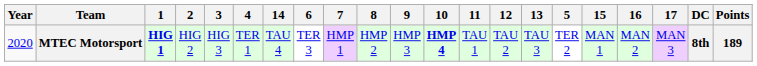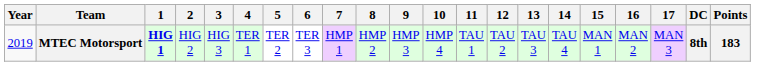columns swapped: (567, 14) <-> (278, 14)
(20, 42) 2020 -> (20, 42) 2019
(441, 42) bold -> (439, 42) normal
(733, 42) 189 -> (730, 42) 183
